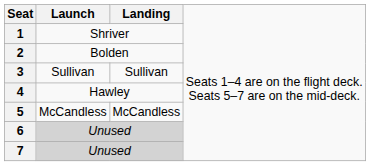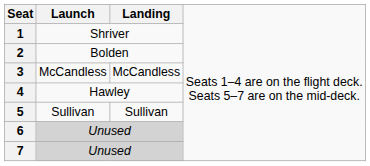(73, 72) Sullivan -> (73, 72) McCandless
(146, 72) Sullivan -> (146, 72) McCandless
(73, 111) McCandless -> (73, 111) Sullivan
(146, 111) McCandless -> (146, 111) Sullivan
